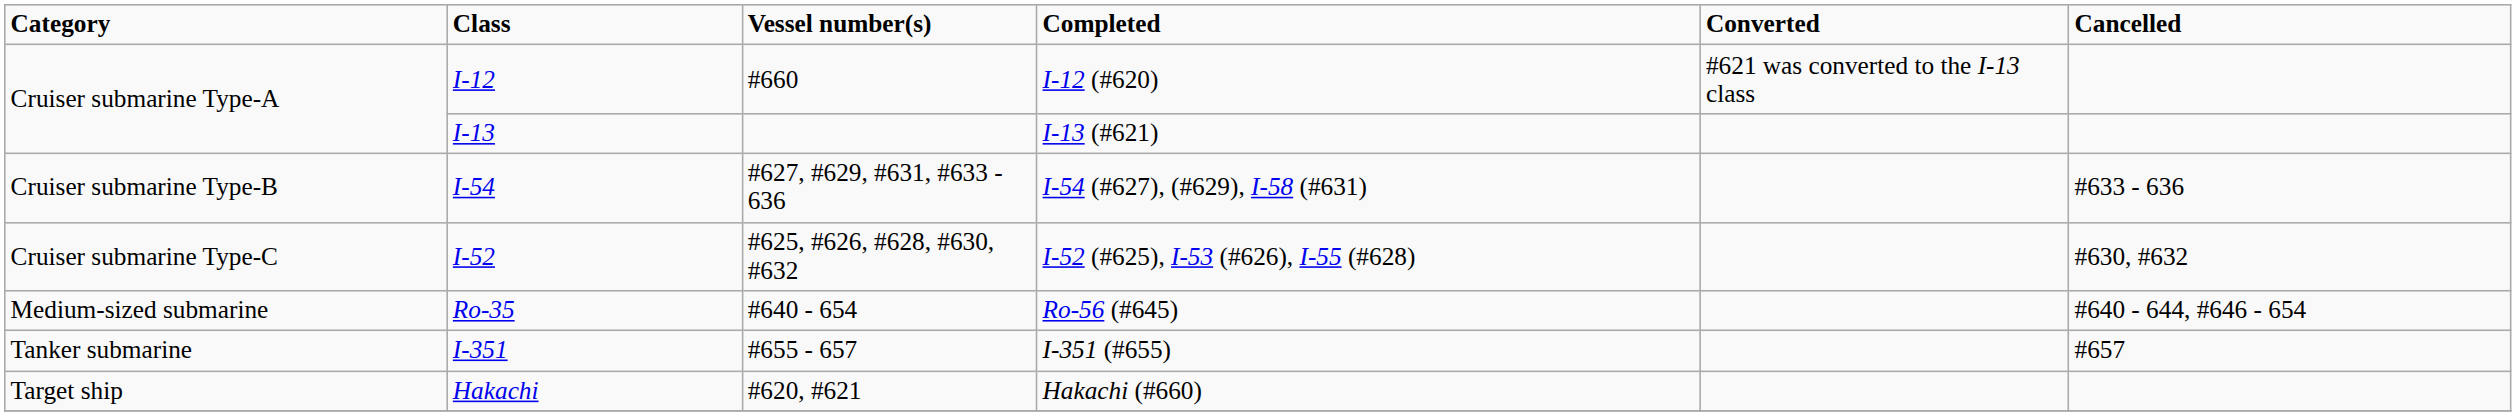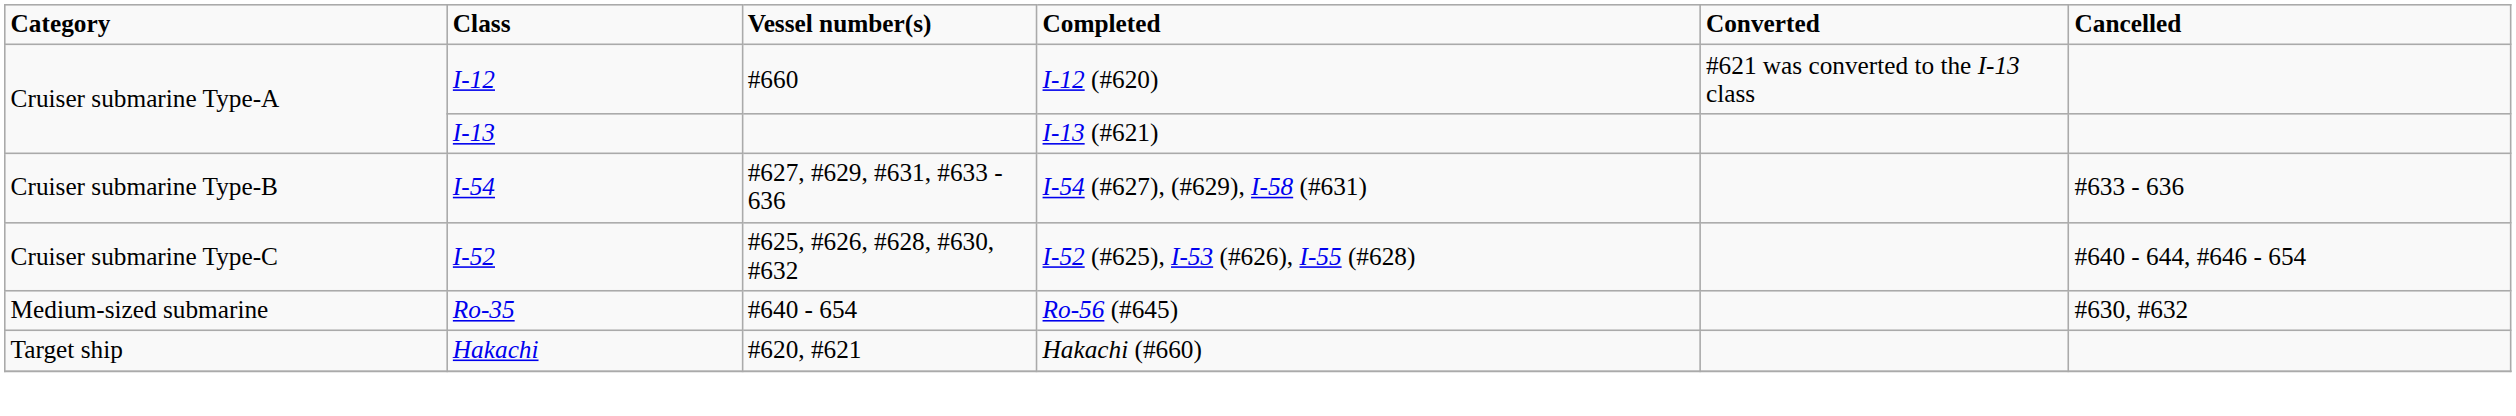(2131, 256) #630, #632 -> (2190, 256) #640 - 644, #646 - 654
(2190, 310) #640 - 644, #646 - 654 -> (2131, 310) #630, #632
- row: (1107, 350)
